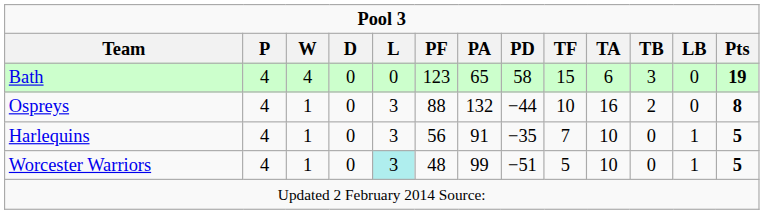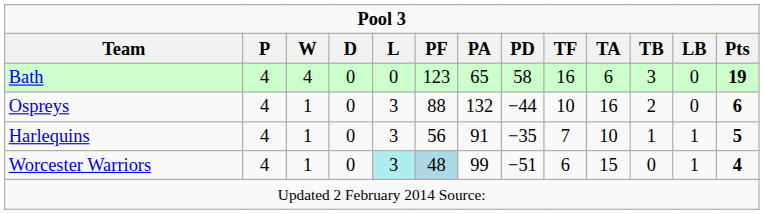(565, 77) 15 -> (565, 77) 16
(737, 106) 8 -> (737, 106) 6
(651, 135) 0 -> (651, 135) 1
(436, 164) no background -> (436, 164) lightblue background
(565, 164) 5 -> (565, 164) 6
(608, 164) 10 -> (608, 164) 15
(737, 164) 5 -> (737, 164) 4
